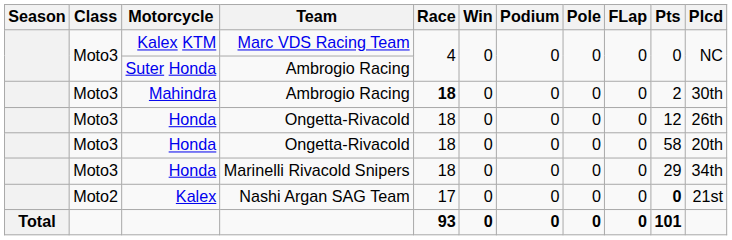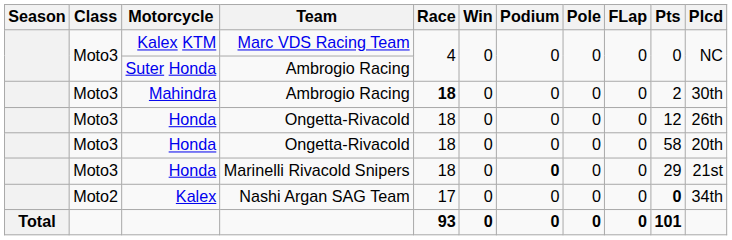(555, 171) normal -> (555, 171) bold
(707, 171) 34th -> (708, 171) 21st
(708, 196) 21st -> (707, 196) 34th
